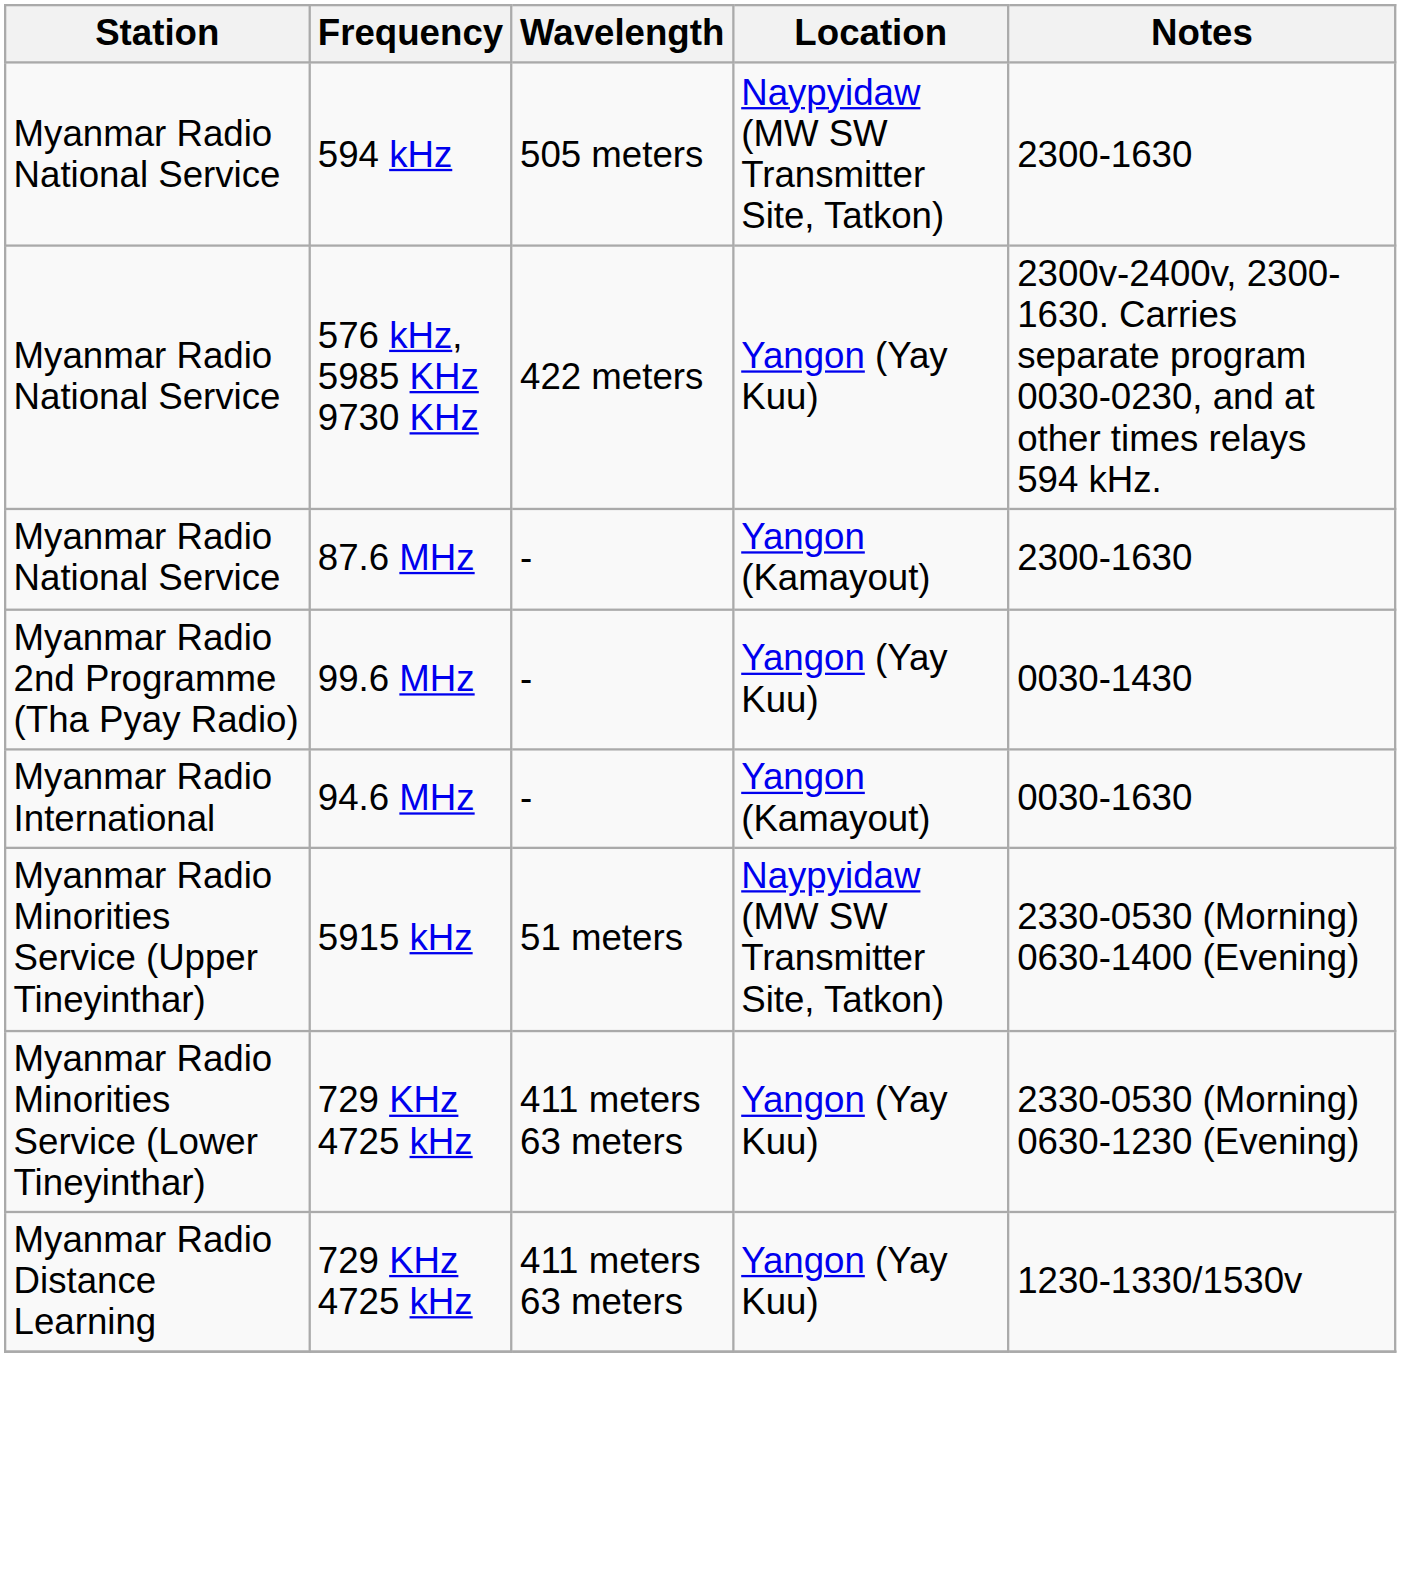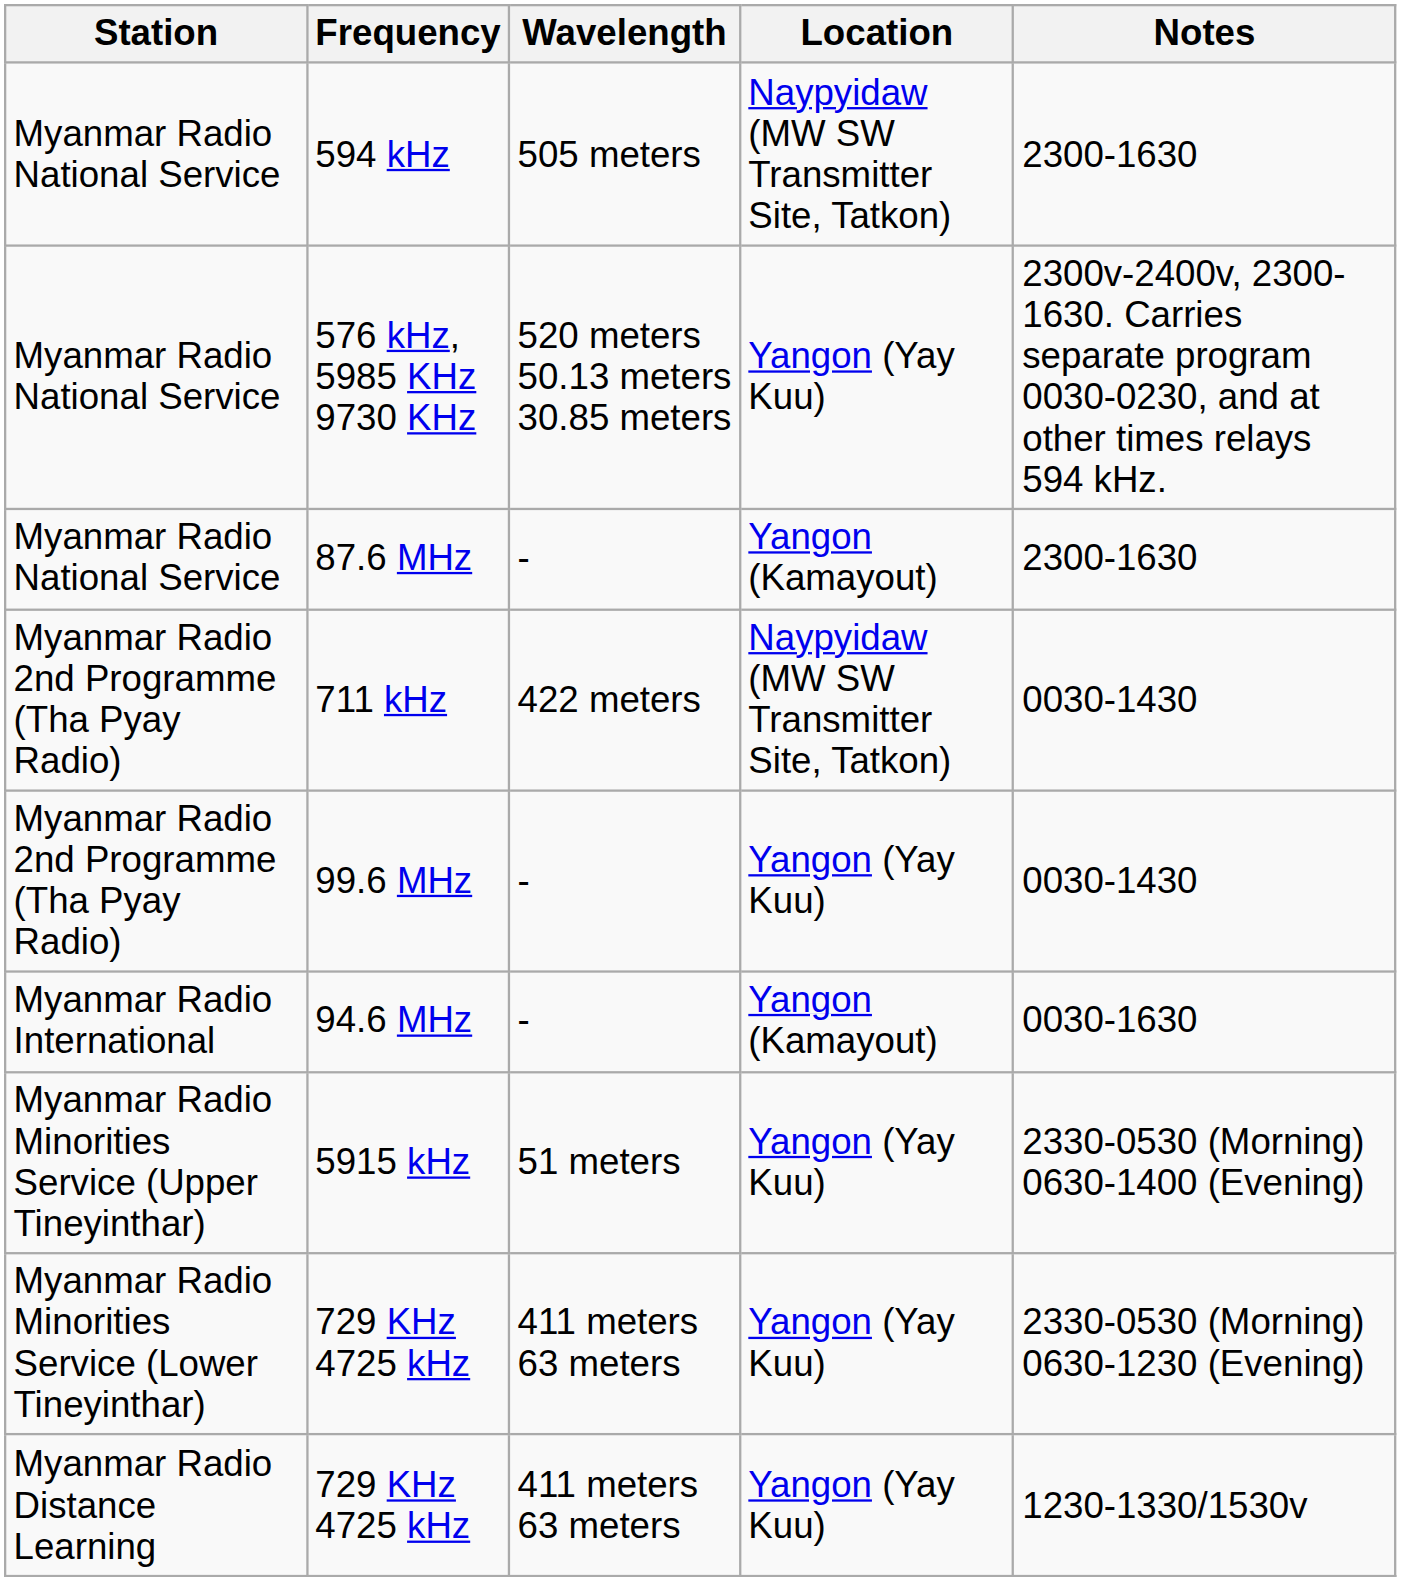(612, 376) 422 meters -> (625, 376) 520 meters 50.13 meters 30.85 meters
+ row: (145, 698)
(843, 938) Naypyidaw (MW SW Transmitter Site, Tatkon) -> (852, 1161) Yangon (Yay Kuu)
